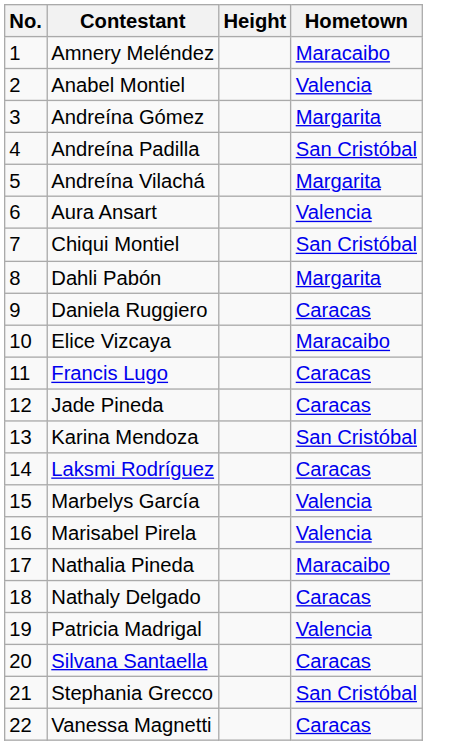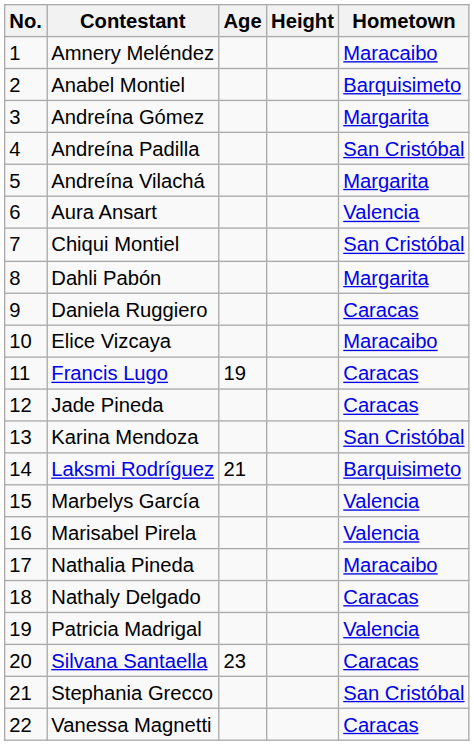+ column: (243, 21)
(334, 85) Valencia -> (402, 85) Barquisimeto
(333, 469) Caracas -> (402, 469) Barquisimeto
